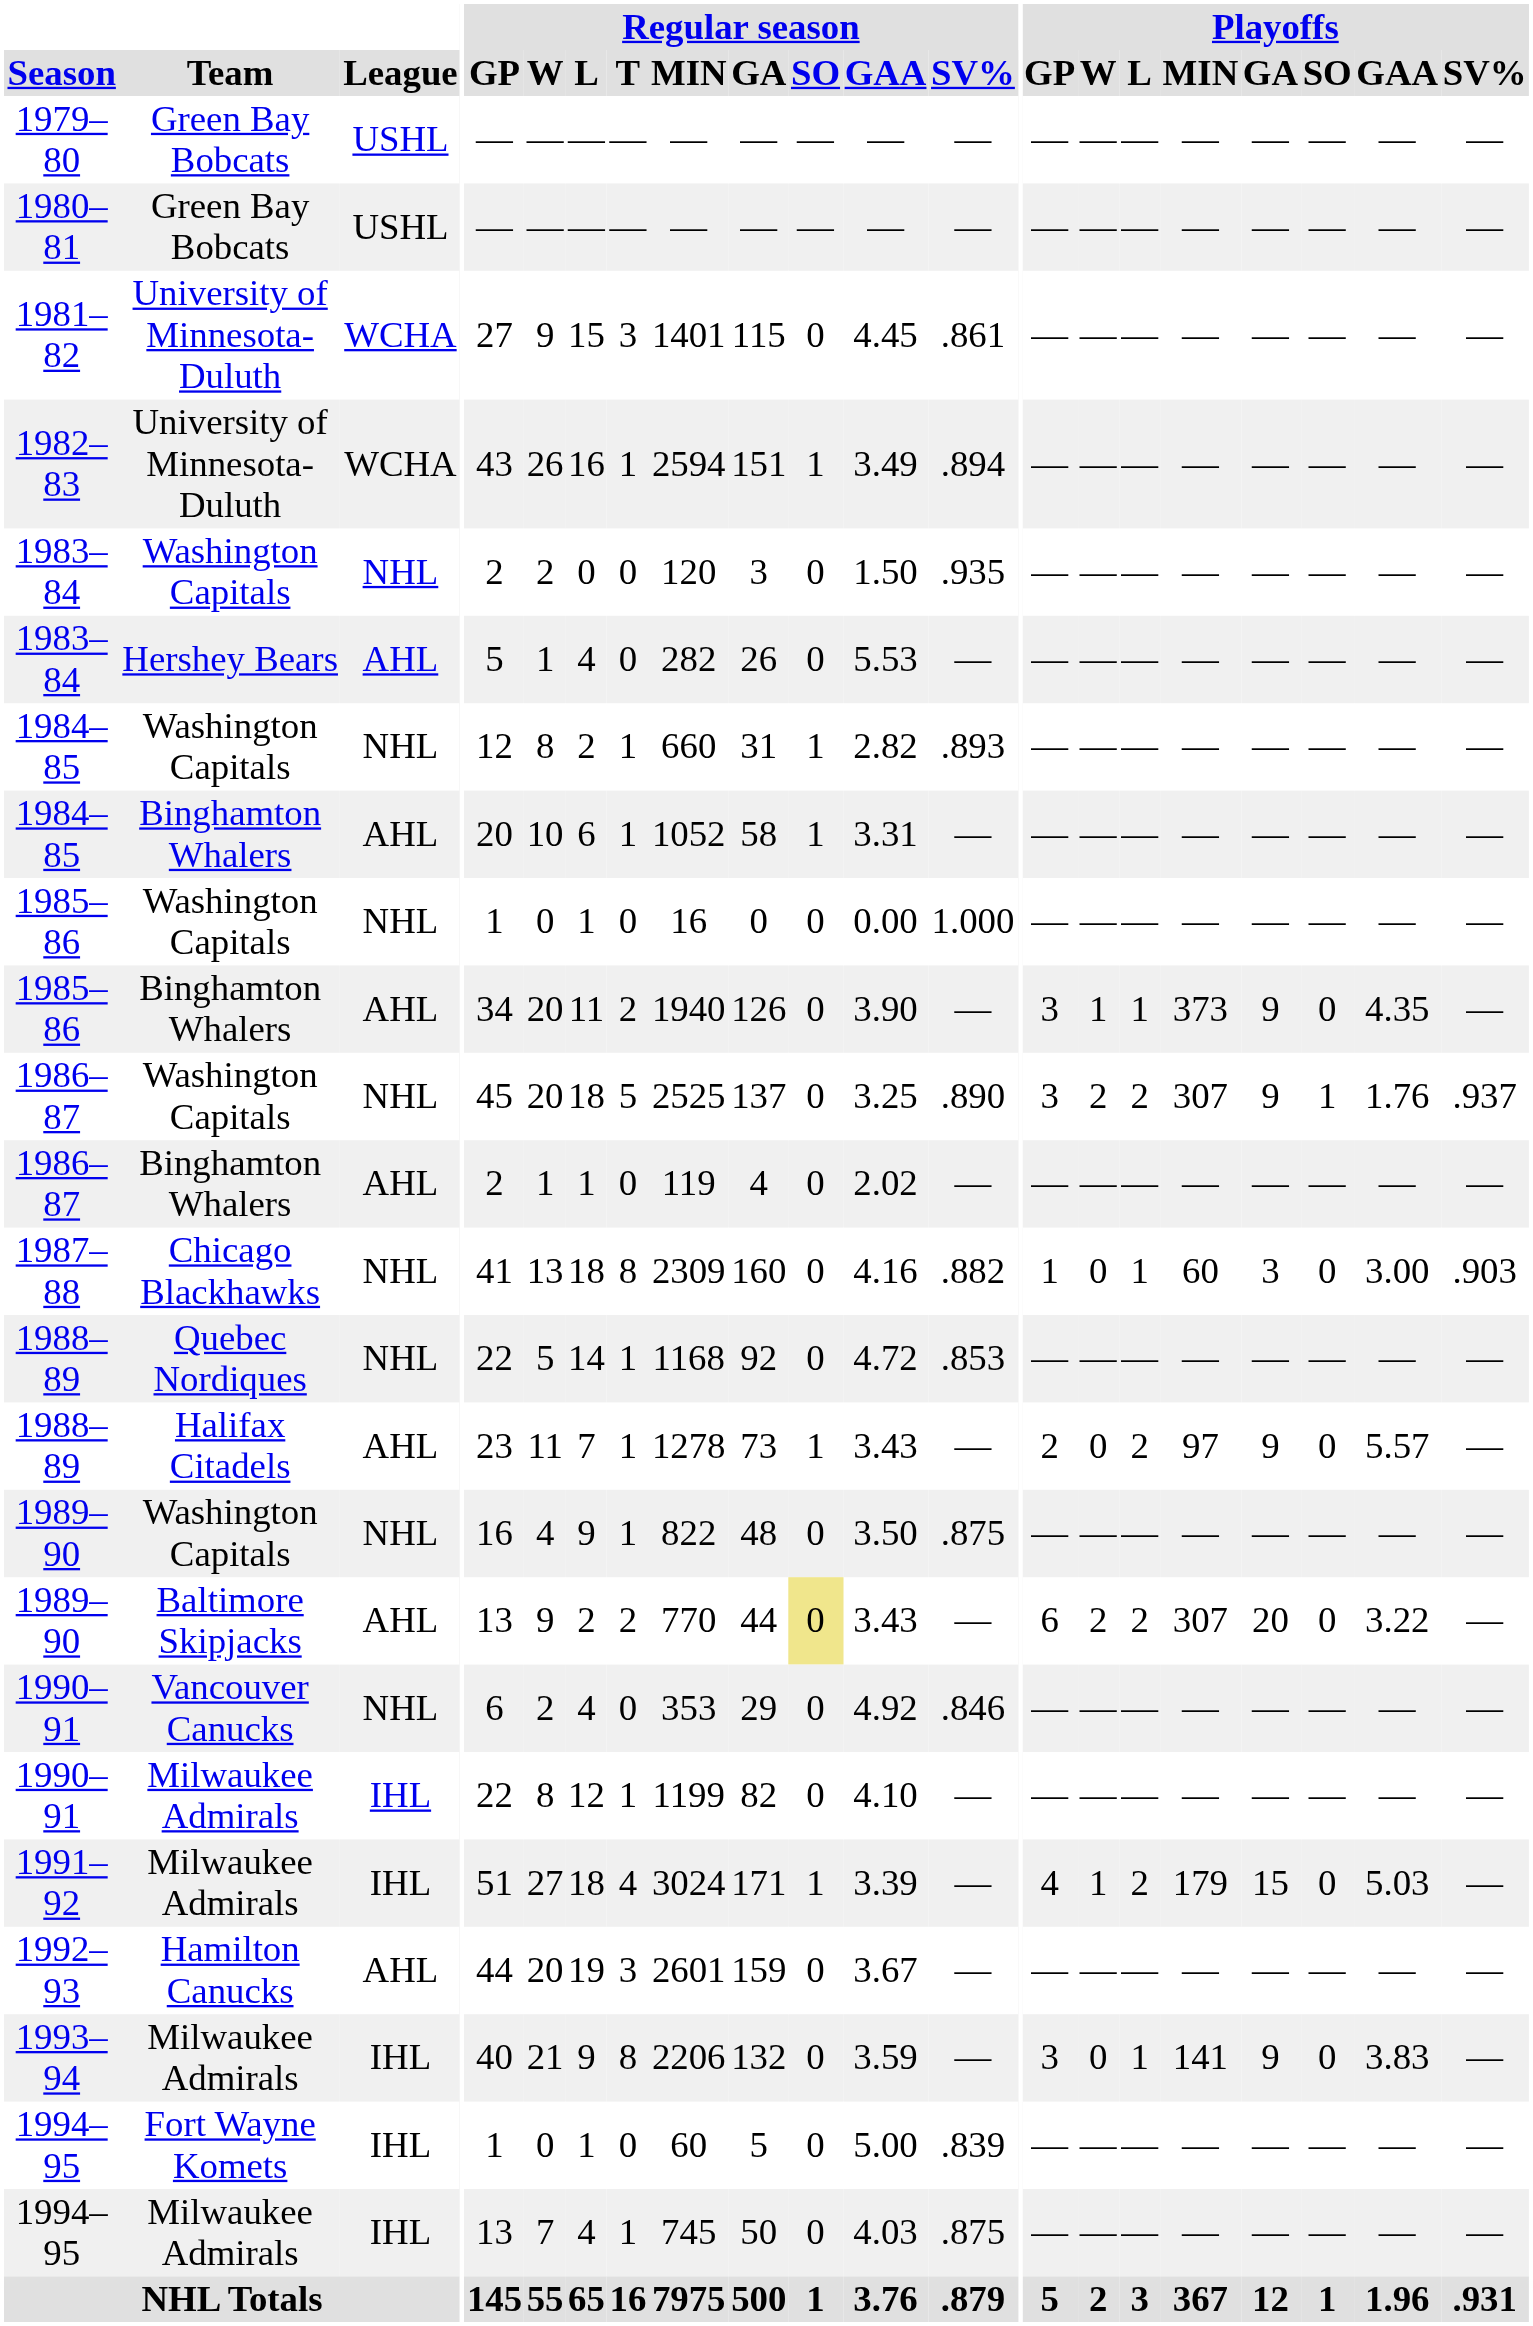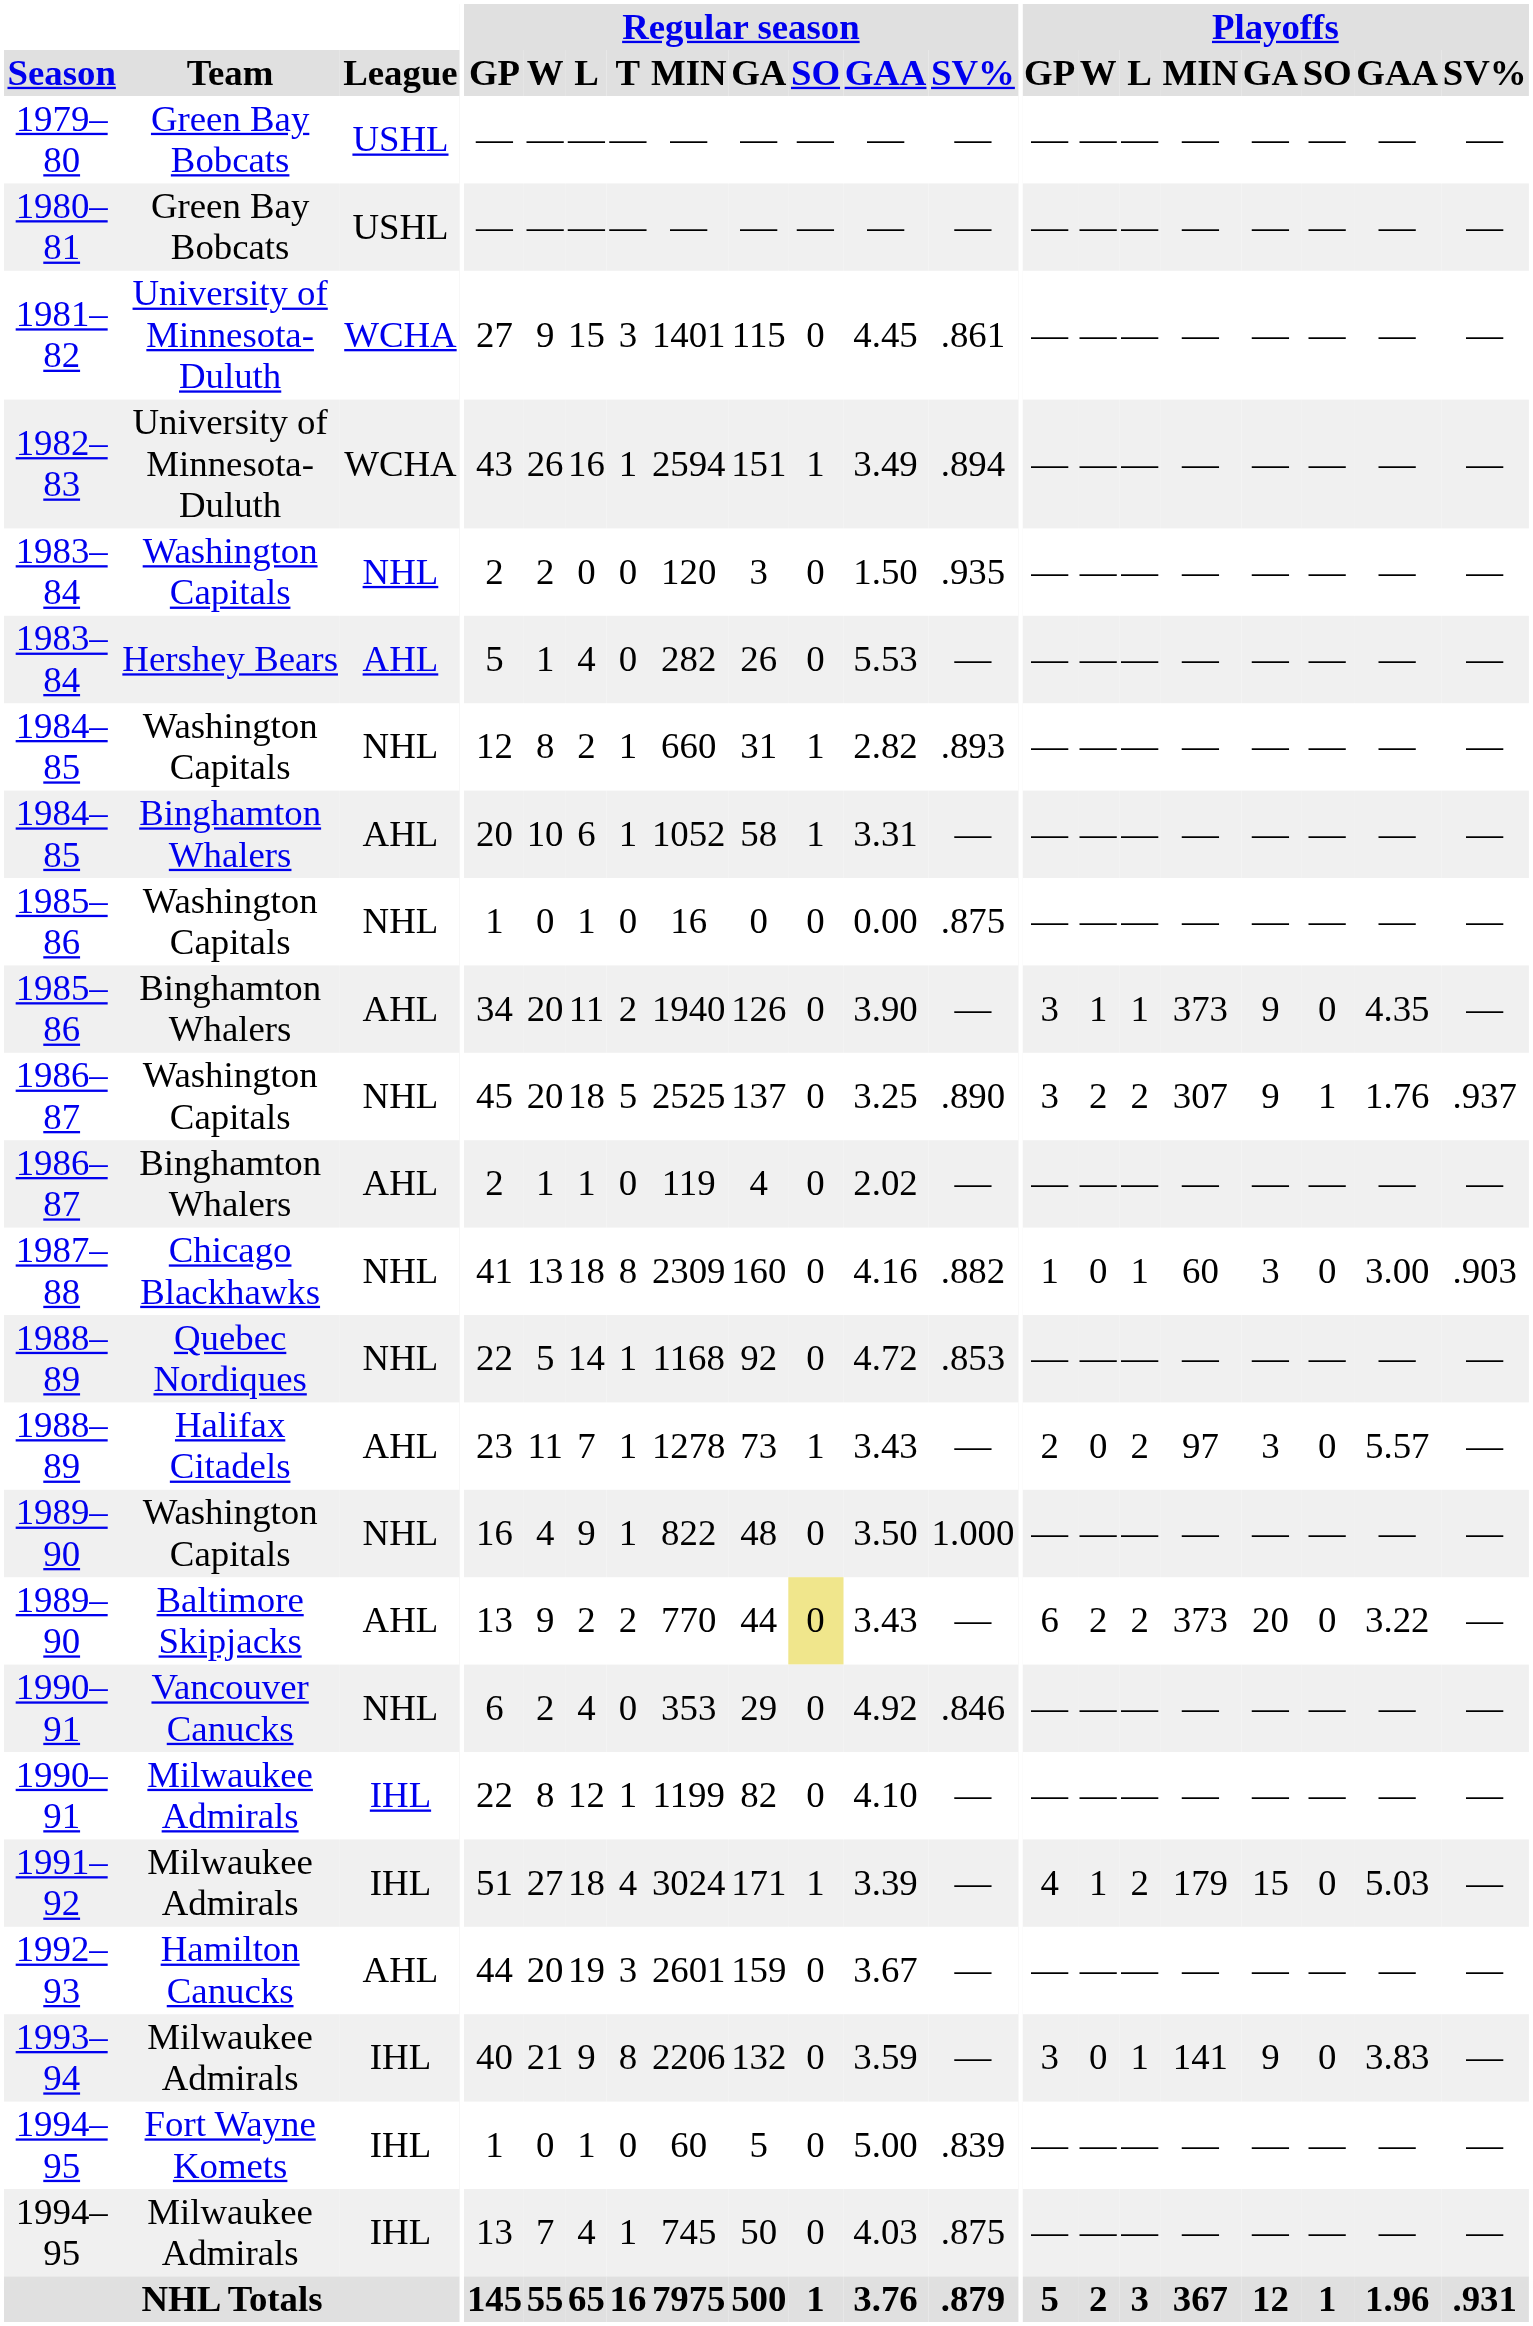(973, 921) 1.000 -> (973, 921) .875
(1270, 1445) 9 -> (1270, 1445) 3
(973, 1532) .875 -> (973, 1532) 1.000
(1200, 1620) 307 -> (1200, 1620) 373
